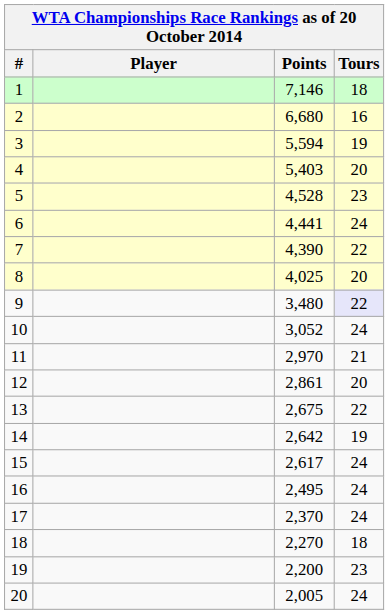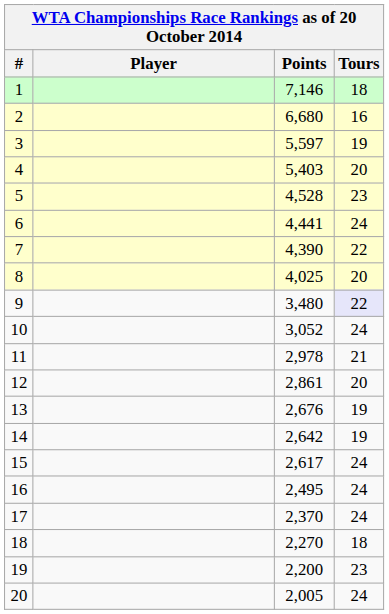(304, 143) 5,594 -> (304, 143) 5,597
(304, 356) 2,970 -> (304, 356) 2,978
(304, 409) 2,675 -> (304, 409) 2,676
(359, 409) 22 -> (359, 409) 19
